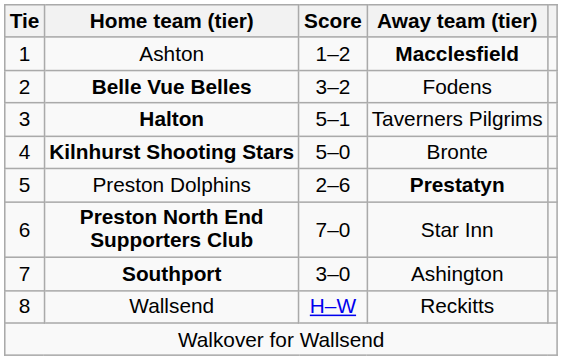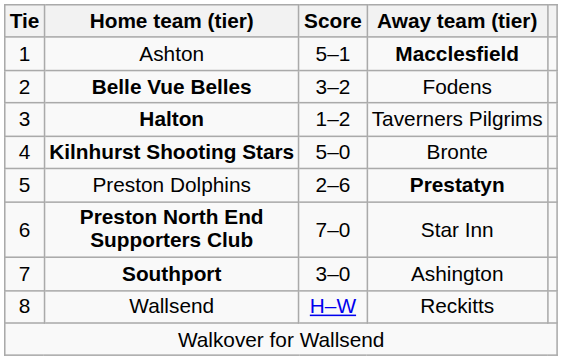(333, 54) 1–2 -> (333, 54) 5–1
(333, 119) 5–1 -> (333, 119) 1–2
